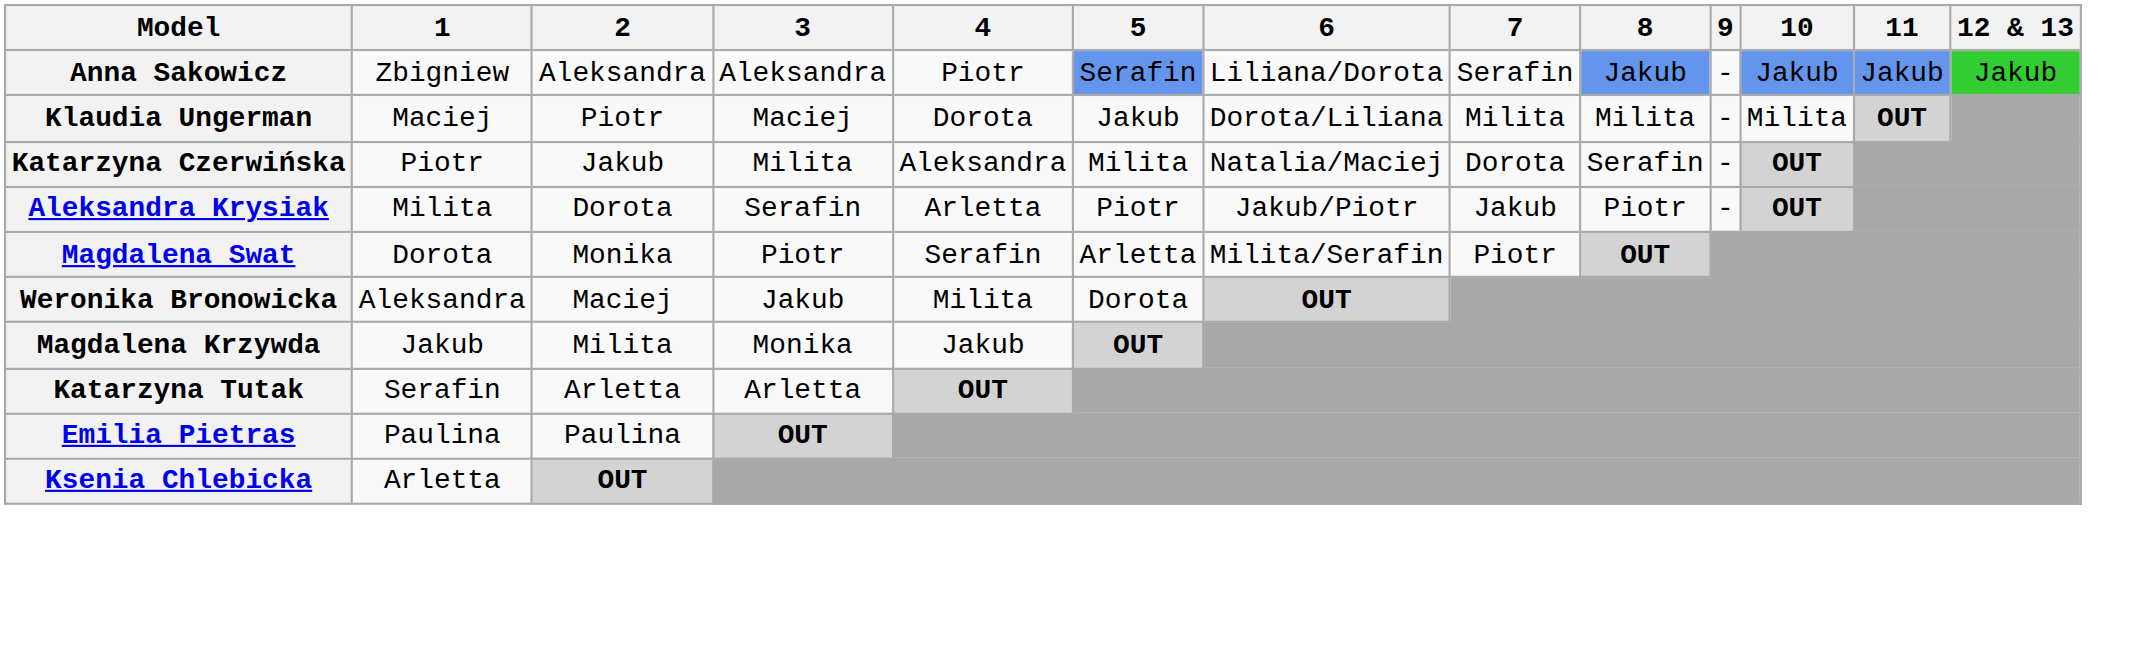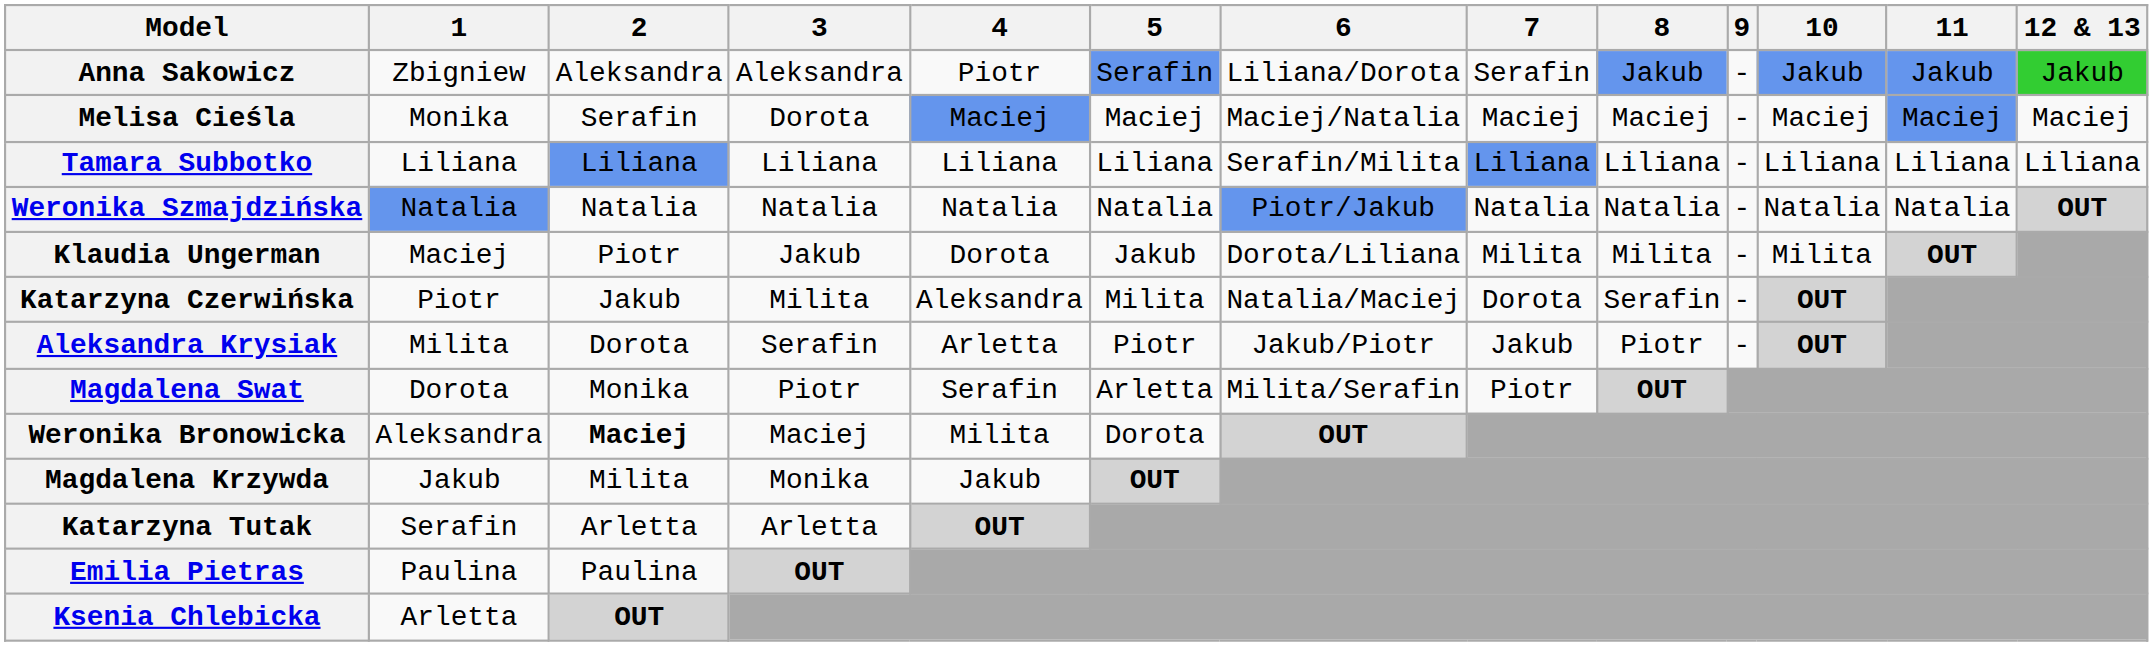+ row: (187, 118)
+ row: (187, 164)
+ row: (187, 209)
(803, 118) Maciej -> (819, 254) Jakub
(622, 300) normal -> (639, 436) bold
(803, 300) Jakub -> (819, 436) Maciej
